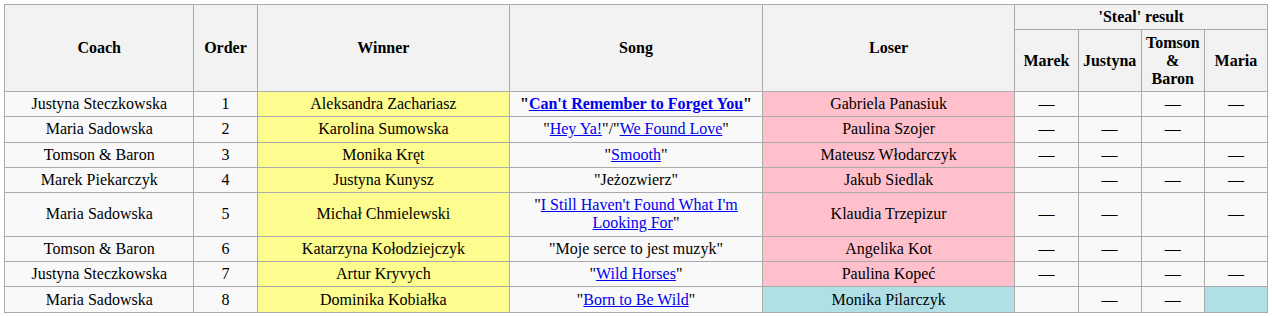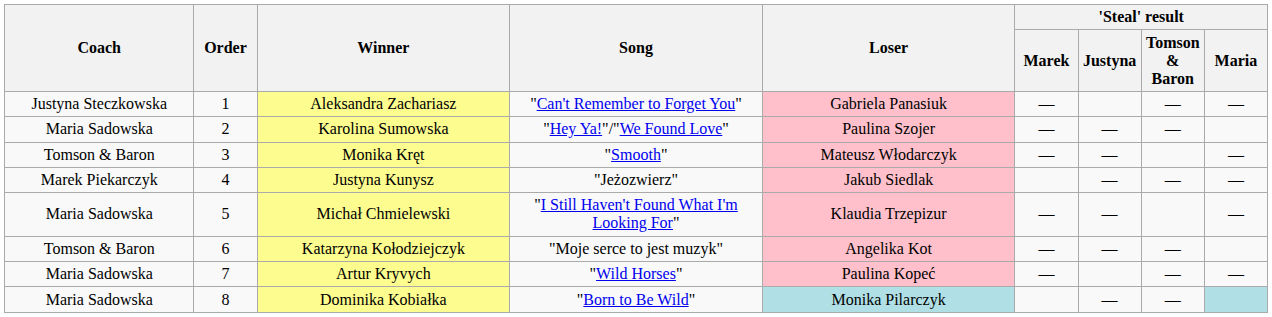(636, 103) bold -> (636, 103) normal
(99, 274) Justyna Steczkowska -> (99, 274) Maria Sadowska
